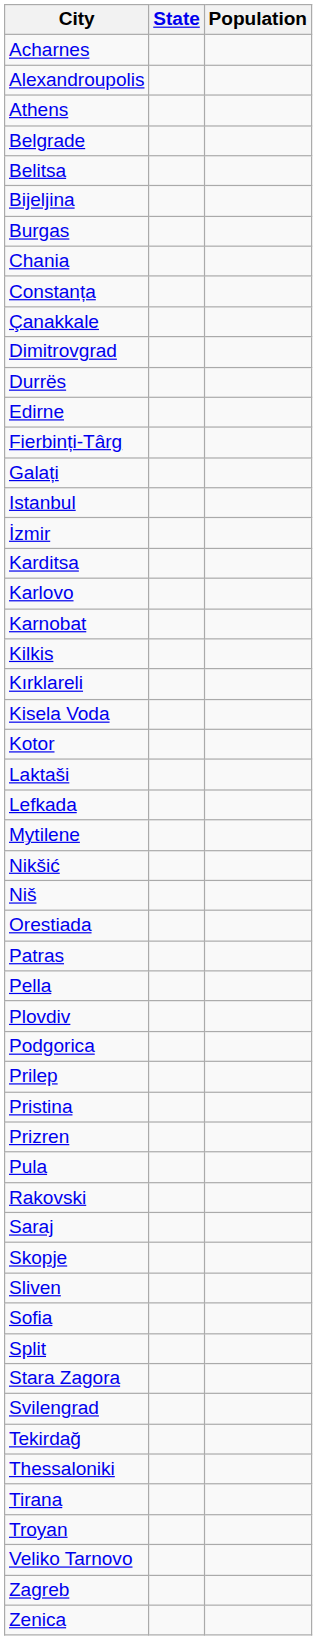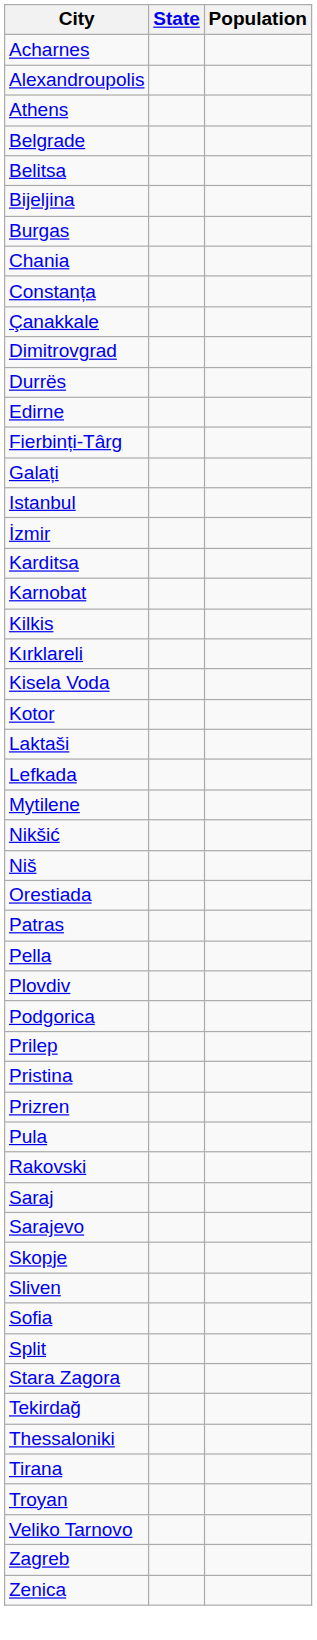- row: (41, 593)
+ row: (47, 1227)
- row: (54, 1408)
